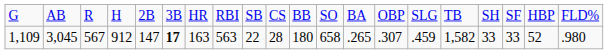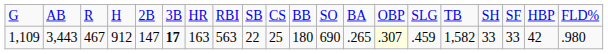(62, 37) 3,045 -> (62, 37) 3,443
(94, 37) 567 -> (94, 37) 467
(276, 37) 28 -> (276, 37) 25
(330, 37) 658 -> (330, 37) 690
(390, 37) no background -> (390, 37) lightyellow background
(535, 37) 52 -> (535, 37) 42
